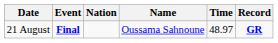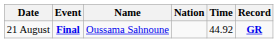columns swapped: (163, 12) <-> (101, 12)
(221, 29) 48.97 -> (221, 29) 44.92
